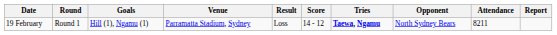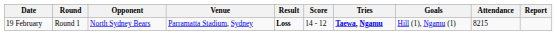columns swapped: (432, 10) <-> (126, 10)
(281, 23) normal -> (283, 23) bold
(480, 23) 8211 -> (481, 23) 8215
